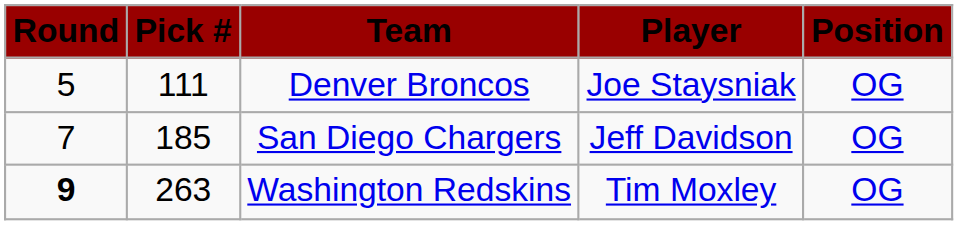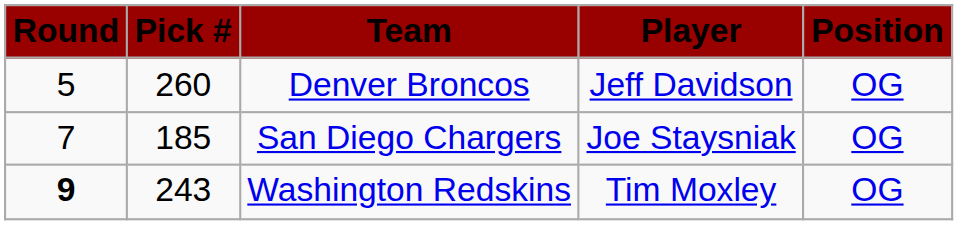(183, 84) 111 -> (183, 84) 260
(691, 84) Joe Staysniak -> (691, 84) Jeff Davidson
(691, 137) Jeff Davidson -> (691, 137) Joe Staysniak
(183, 191) 263 -> (183, 191) 243
